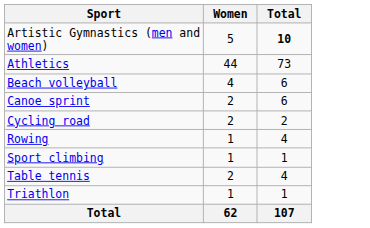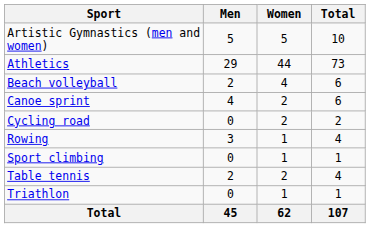+ column: (230, 14)
(284, 39) bold -> (338, 39) normal
